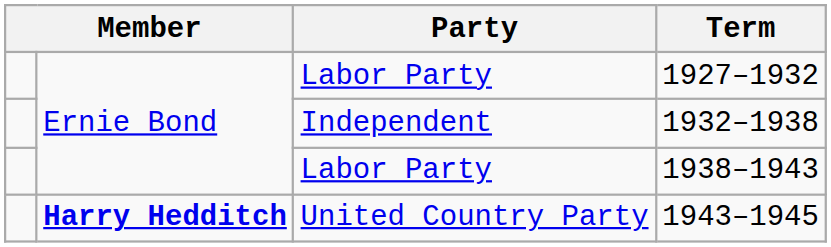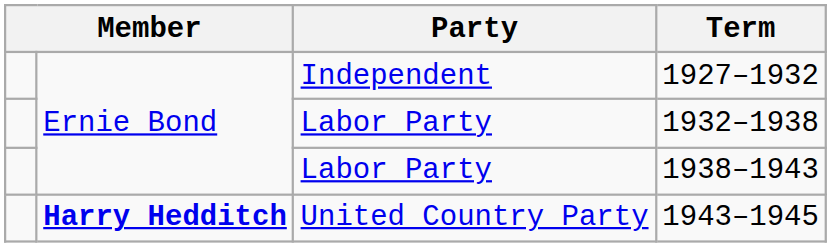(396, 76) Labor Party -> (396, 76) Independent
(396, 123) Independent -> (396, 123) Labor Party
